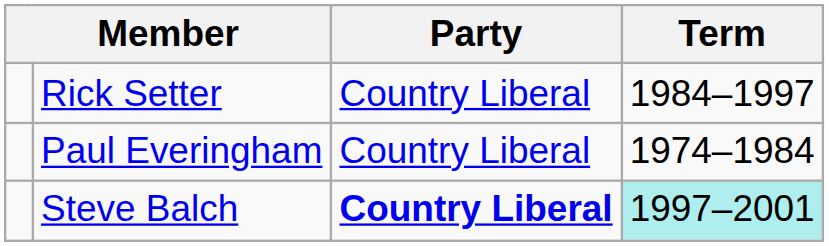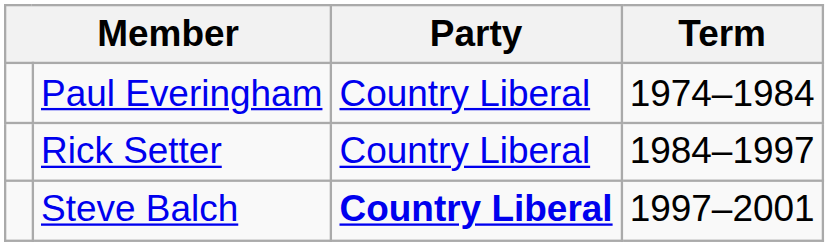rows swapped: (182, 151) <-> (131, 92)
(722, 209) paleturquoise background -> (722, 209) no background
